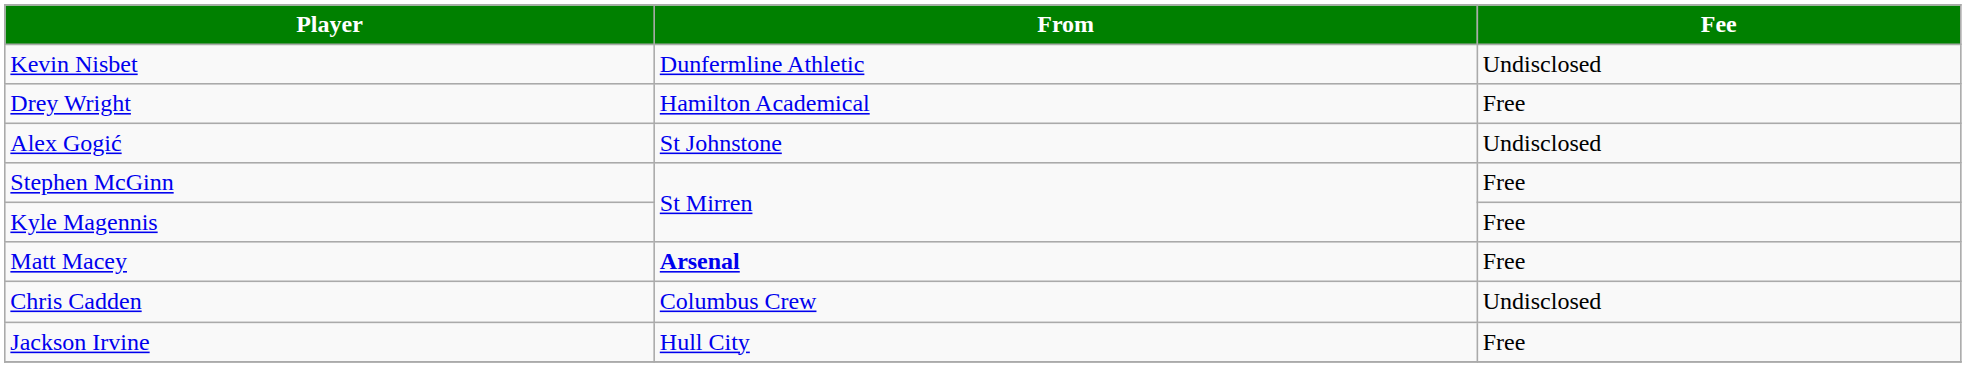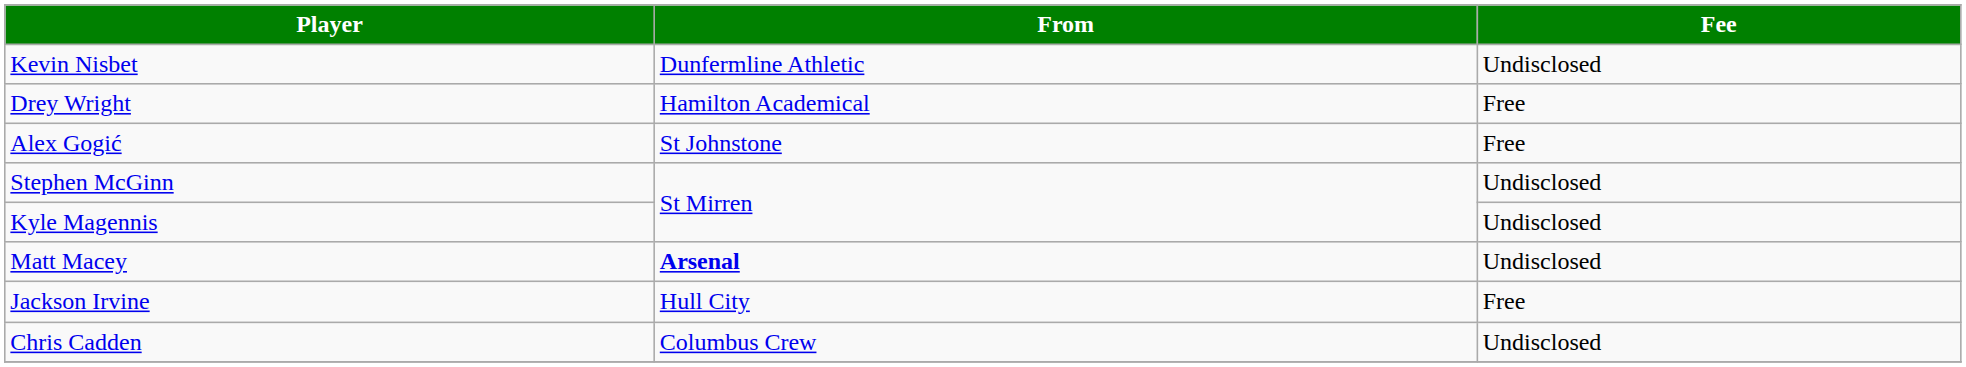(1542, 143) Undisclosed -> (1504, 143) Free
(1504, 182) Free -> (1542, 182) Undisclosed
(1504, 222) Free -> (1542, 222) Undisclosed
(1504, 262) Free -> (1542, 262) Undisclosed
rows swapped: (80, 341) <-> (76, 301)
